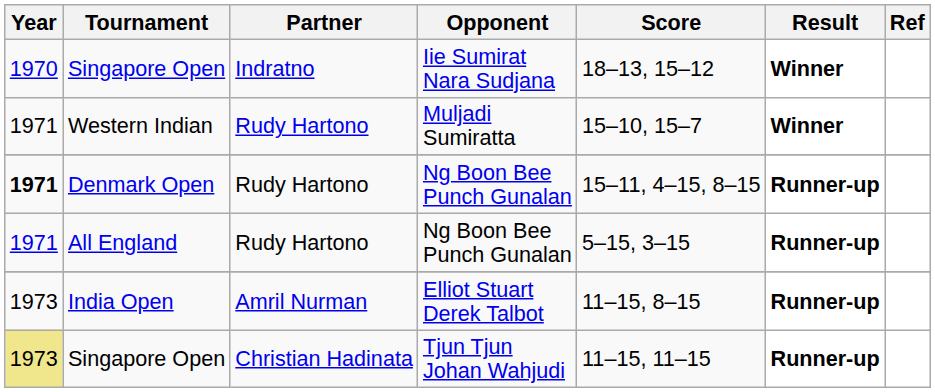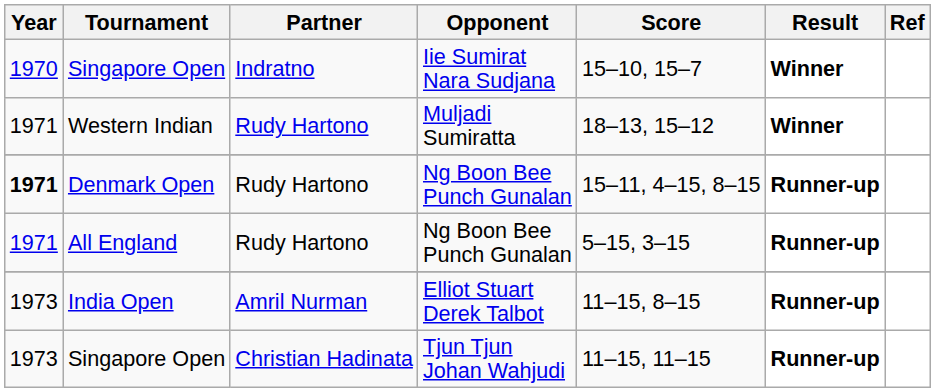(648, 68) 18–13, 15–12 -> (642, 68) 15–10, 15–7
(642, 126) 15–10, 15–7 -> (648, 126) 18–13, 15–12
(34, 359) khaki background -> (34, 359) no background
